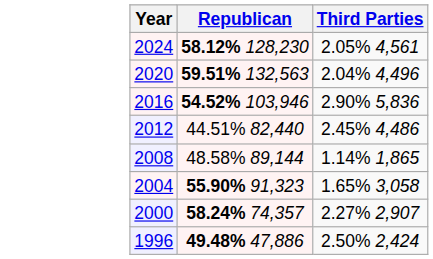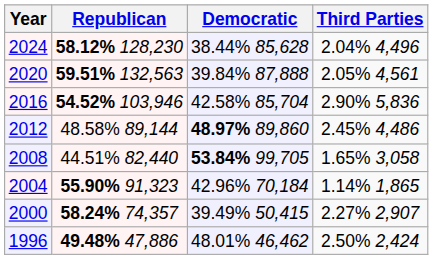+ column: (250, 19)
(370, 47) 2.05% 4,561 -> (370, 47) 2.04% 4,496
(370, 74) 2.04% 4,496 -> (370, 74) 2.05% 4,561
(245, 130) 44.51% 82,440 -> (119, 130) 48.58% 89,144
(245, 157) 48.58% 89,144 -> (119, 157) 44.51% 82,440
(370, 157) 1.14% 1,865 -> (370, 157) 1.65% 3,058
(370, 185) 1.65% 3,058 -> (370, 185) 1.14% 1,865
